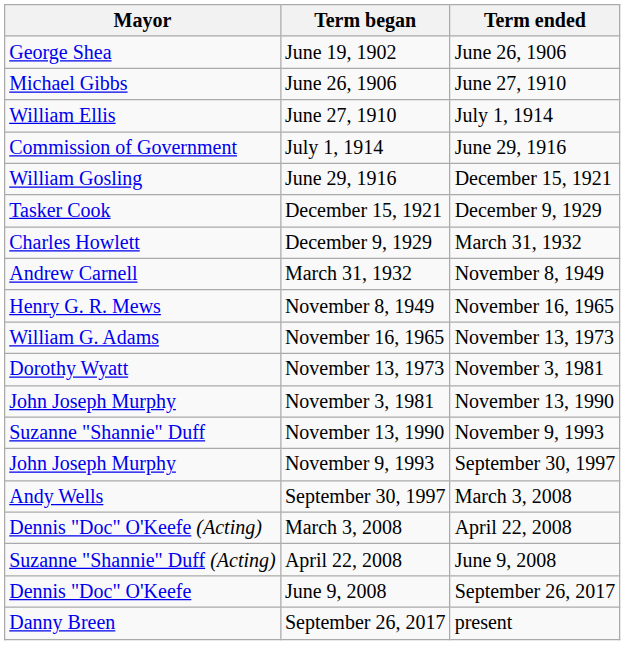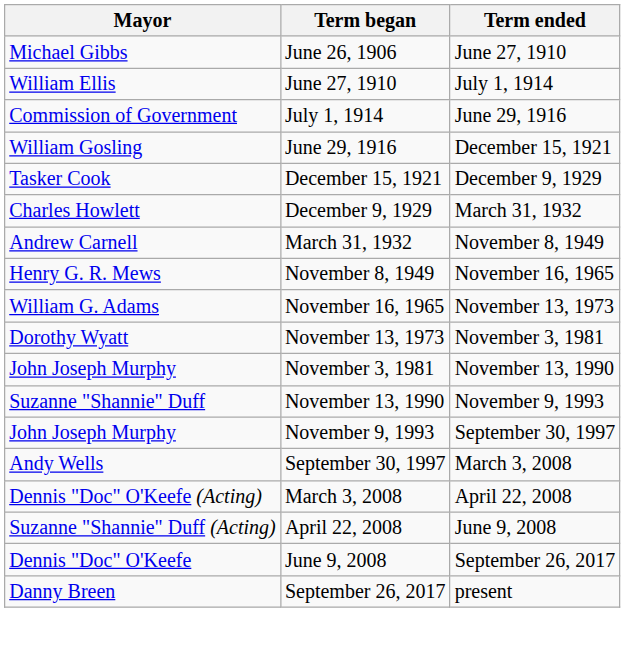- row: (341, 52)
